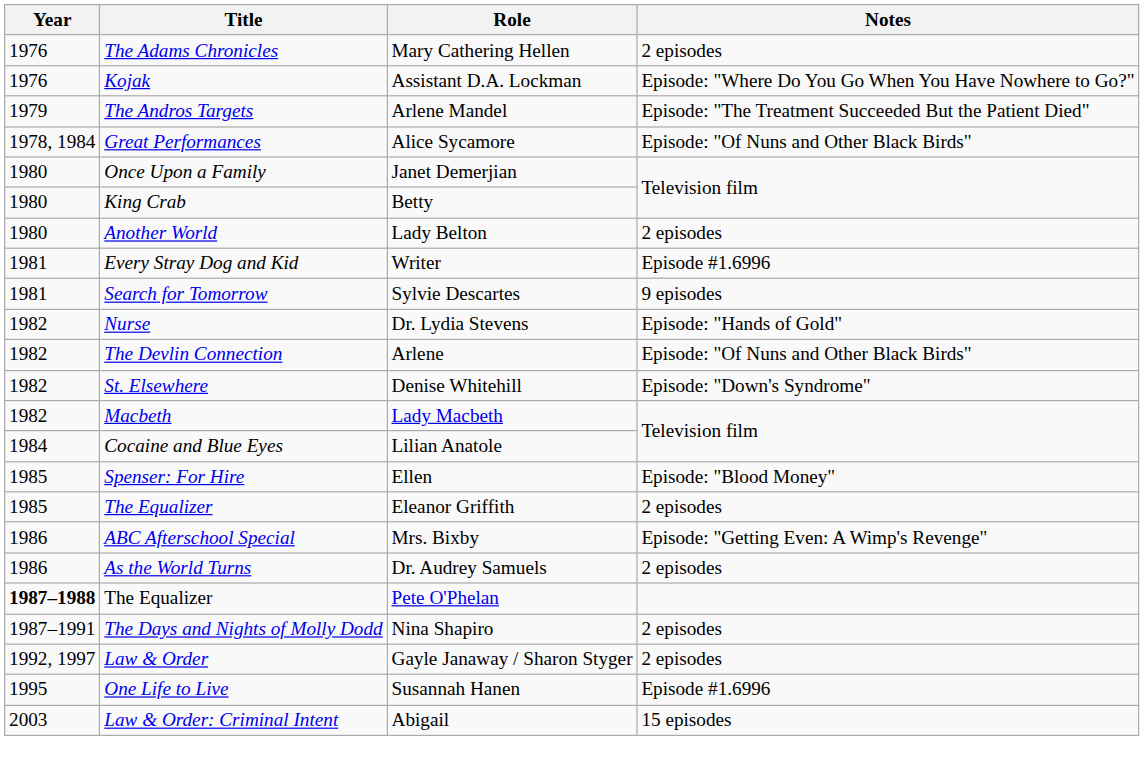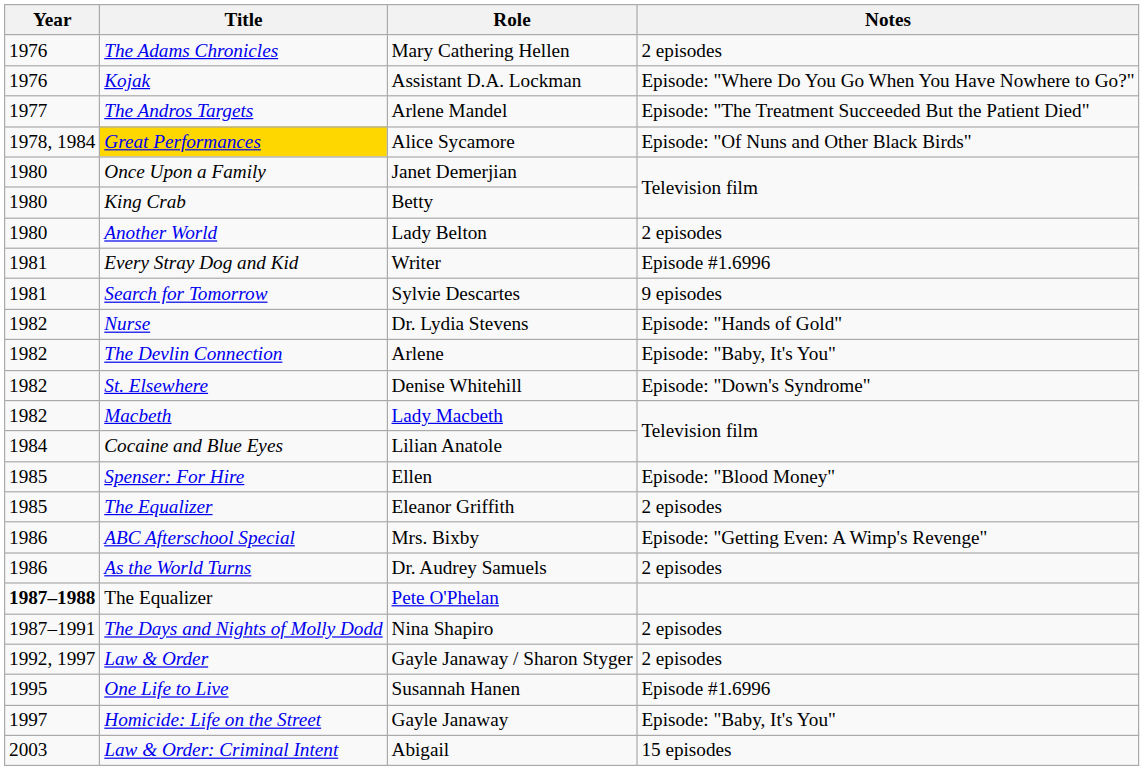(28, 111) 1979 -> (28, 111) 1977
(183, 141) no background -> (183, 141) gold background
(807, 354) Episode: "Of Nuns and Other Black Birds" -> (739, 354) Episode: "Baby, It's You"
+ row: (450, 720)
